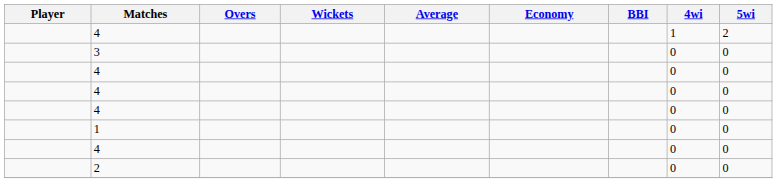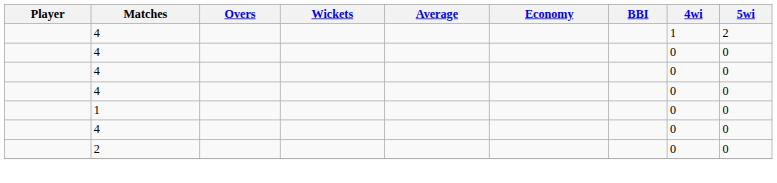- row: (48, 53)
